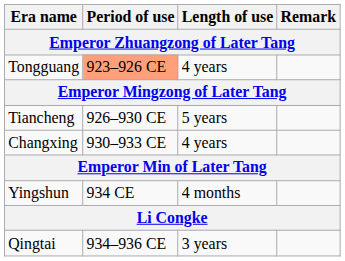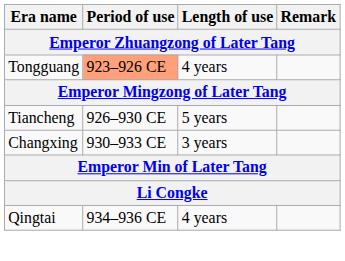(204, 142) 4 years -> (204, 142) 3 years
- row: (39, 192)
(204, 243) 3 years -> (204, 218) 4 years
